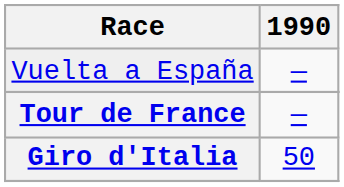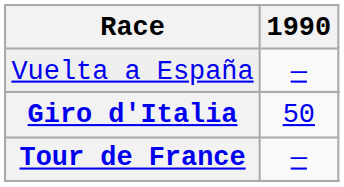rows swapped: (133, 159) <-> (133, 115)
